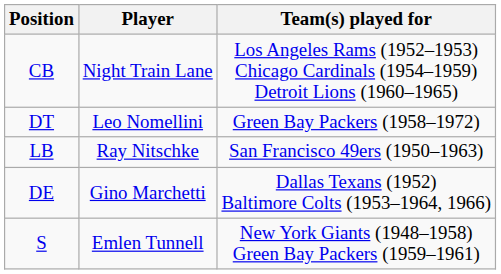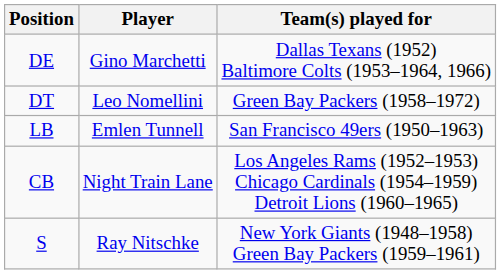rows swapped: (41, 192) <-> (41, 70)
(148, 151) Ray Nitschke -> (148, 130) Emlen Tunnell
(148, 243) Emlen Tunnell -> (148, 243) Ray Nitschke
